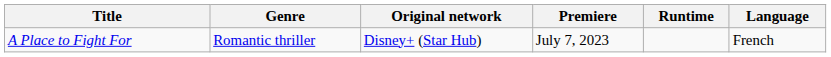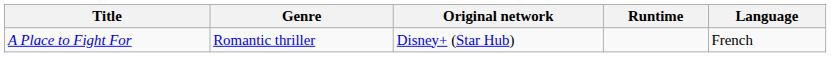- column: (588, 16)
